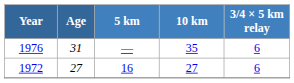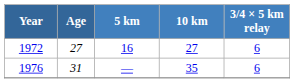rows swapped: (31, 68) <-> (31, 48)
